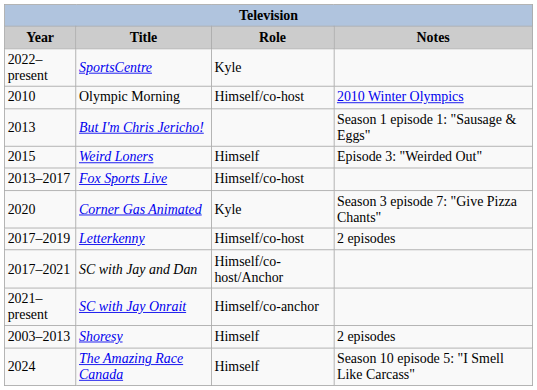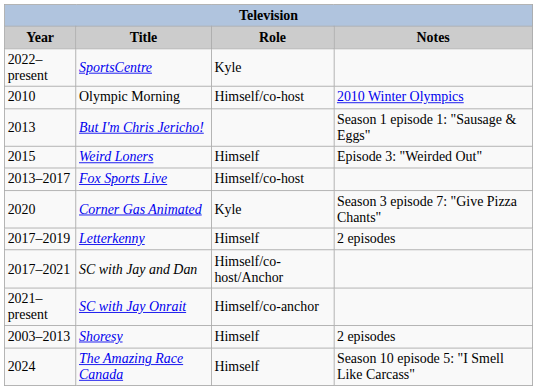(259, 239) Himself/co-host -> (237, 239) Himself
